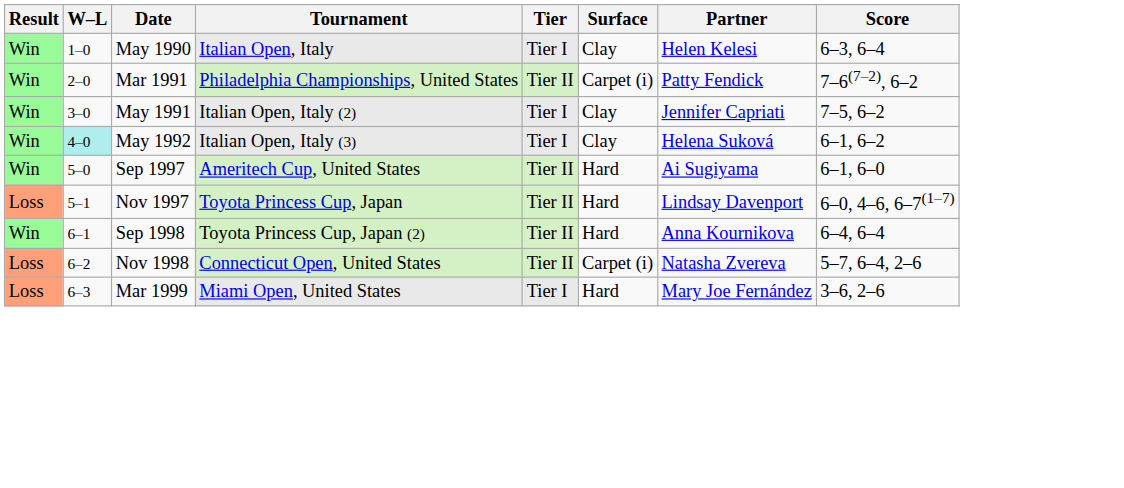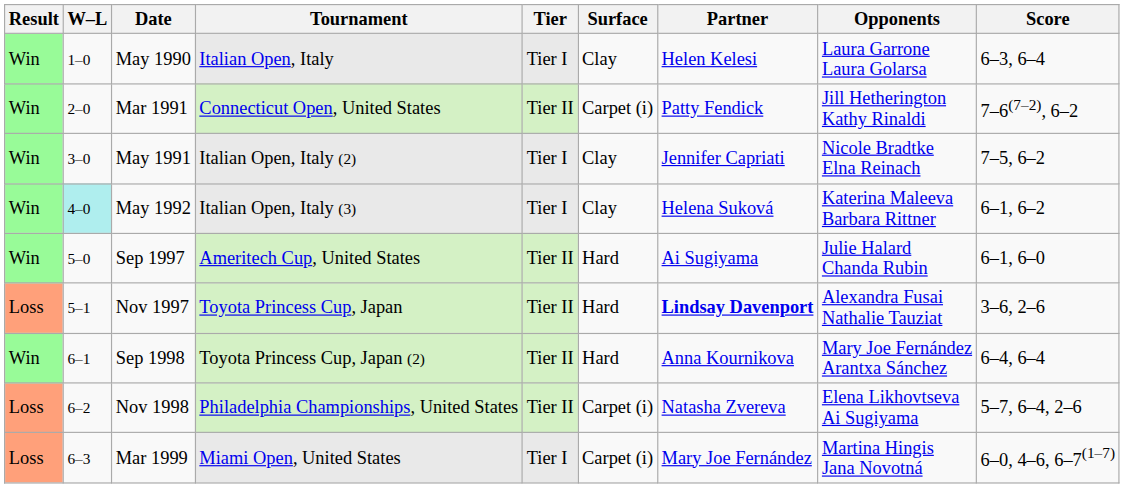+ column: (897, 19)
(359, 79) Philadelphia Championships, United States -> (320, 108) Connecticut Open, United States
(732, 201) normal -> (738, 308) bold
(887, 201) 6–0, 4–6, 6–7(1–7) -> (1013, 308) 3–6, 2–6
(320, 262) Connecticut Open, United States -> (359, 407) Philadelphia Championships, United States
(600, 291) Hard -> (618, 457) Carpet (i)
(852, 291) 3–6, 2–6 -> (1048, 457) 6–0, 4–6, 6–7(1–7)
